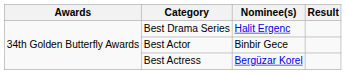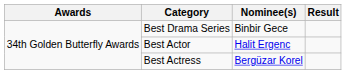(262, 28) Halit Ergenc -> (261, 28) Binbir Gece
(261, 45) Binbir Gece -> (262, 45) Halit Ergenc
